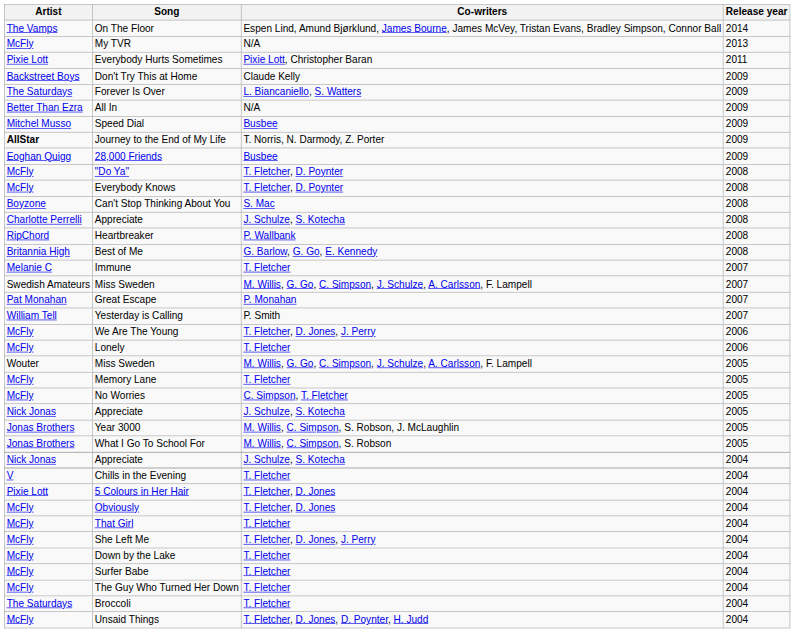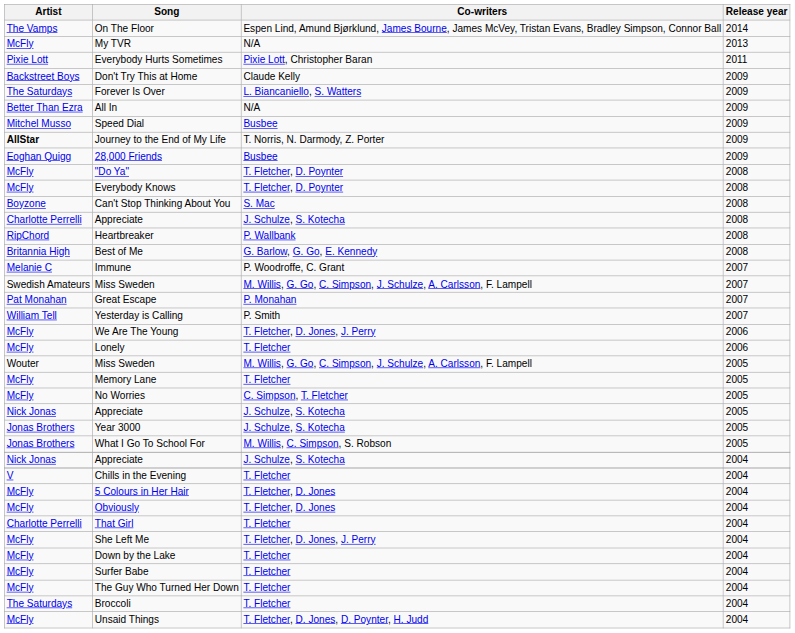(267, 268) T. Fletcher -> (294, 268) P. Woodroffe, C. Grant
(351, 428) M. Willis, C. Simpson, S. Robson, J. McLaughlin -> (294, 428) J. Schulze, S. Kotecha
(27, 492) Pixie Lott -> (20, 492) McFly
(20, 524) McFly -> (44, 524) Charlotte Perrelli
